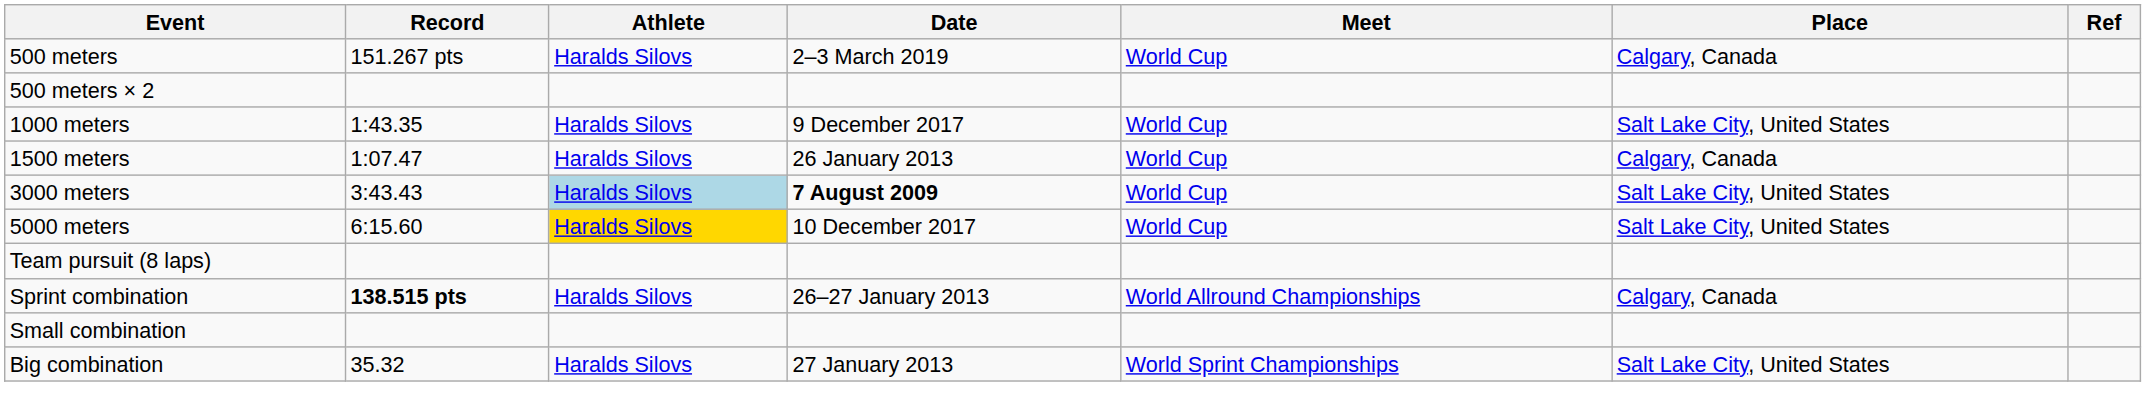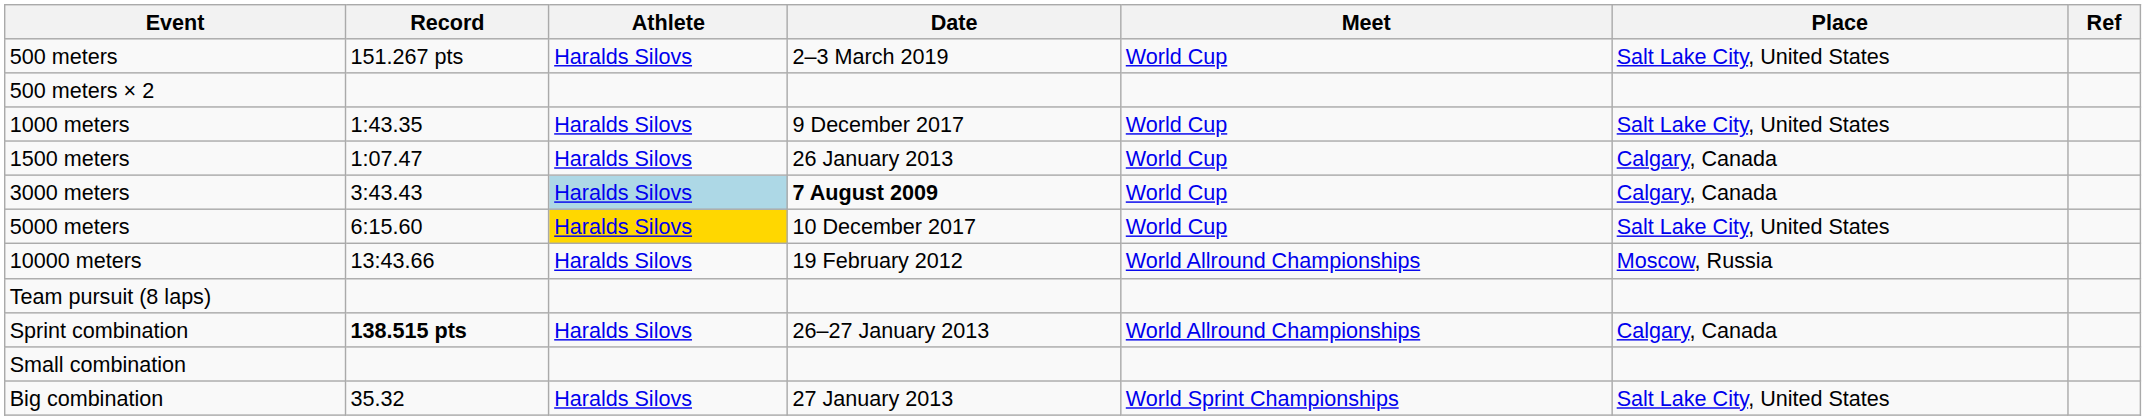(1697, 56) Calgary, Canada -> (1753, 56) Salt Lake City, United States
(1753, 193) Salt Lake City, United States -> (1697, 193) Calgary, Canada
+ row: (76, 261)
